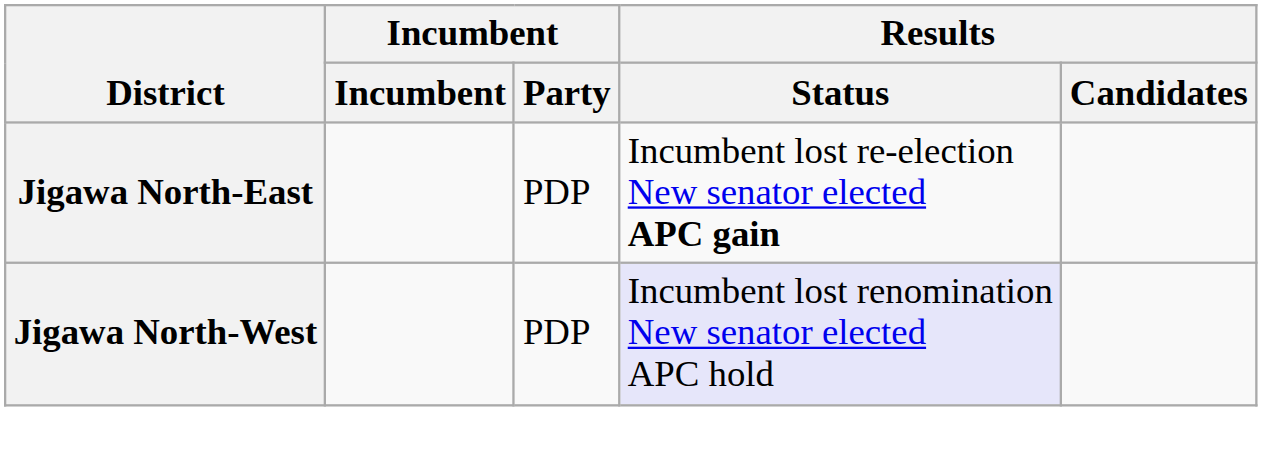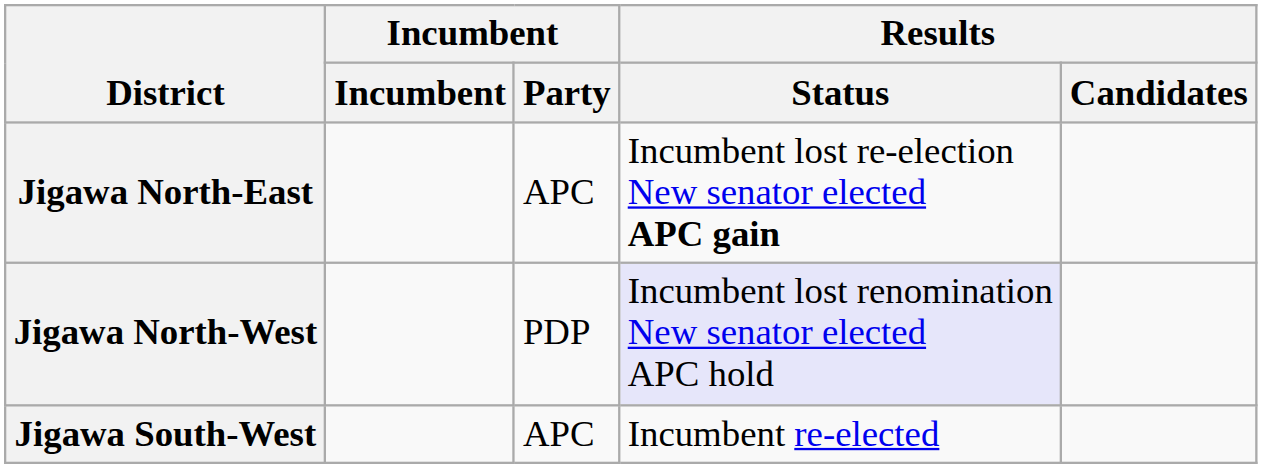(557, 191) PDP -> (559, 191) APC
+ row: (165, 432)
